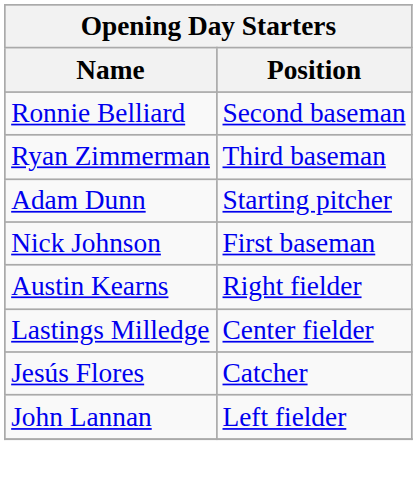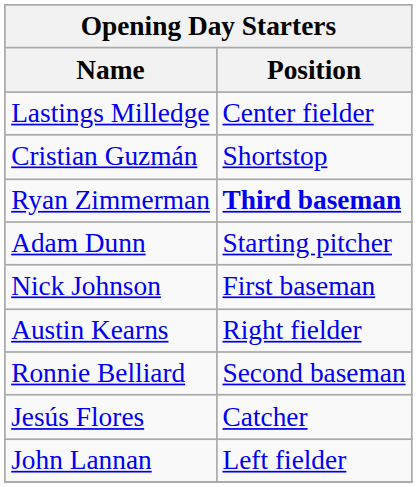rows swapped: (110, 329) <-> (98, 112)
+ row: (104, 156)
(304, 156) normal -> (312, 199) bold
